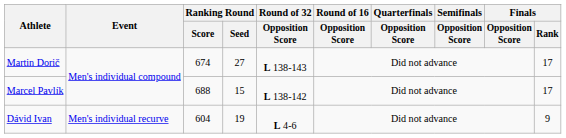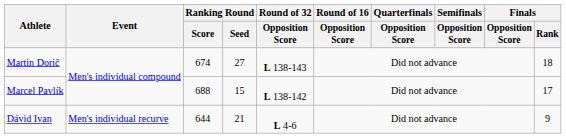(548, 62) 17 -> (548, 62) 18
(203, 119) 604 -> (203, 119) 644
(239, 119) 19 -> (239, 119) 21
